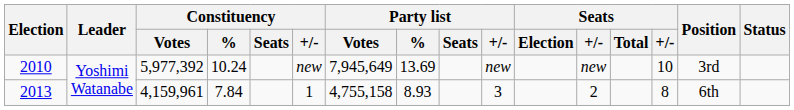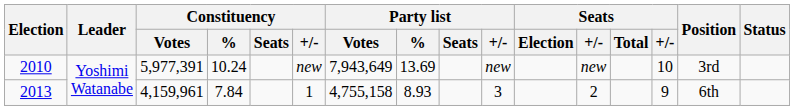(172, 67) 5,977,392 -> (172, 67) 5,977,391
(361, 67) 7,945,649 -> (361, 67) 7,943,649
(665, 92) 8 -> (665, 92) 9
